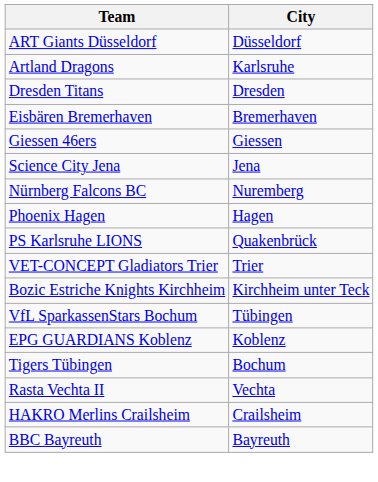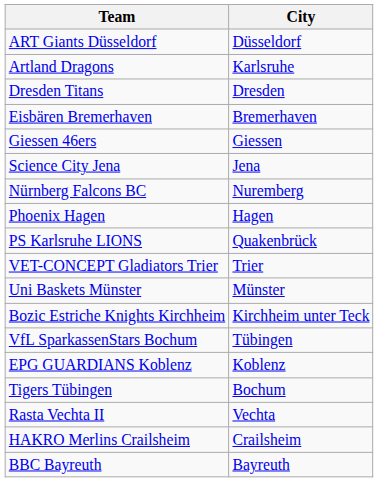+ row: (75, 290)
